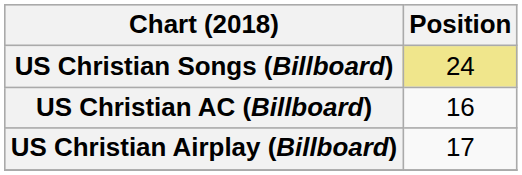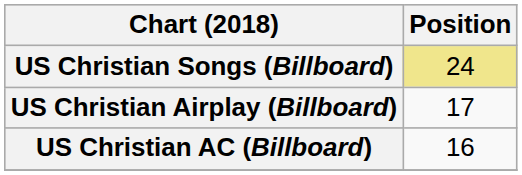rows swapped: (204, 148) <-> (204, 107)
